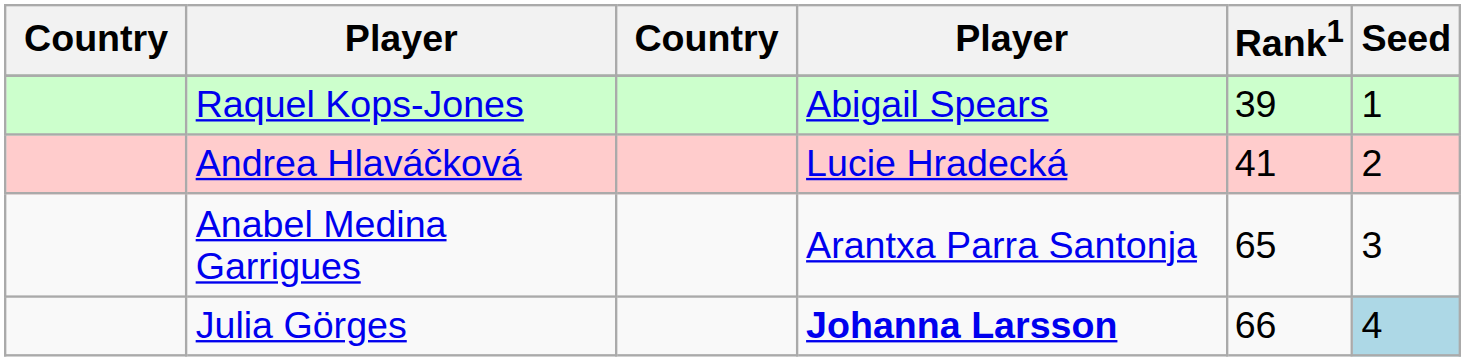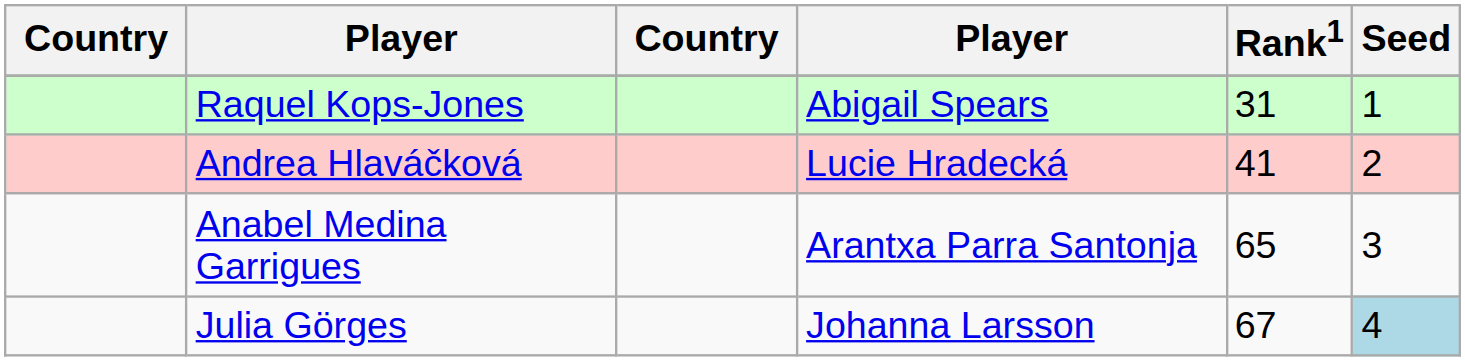(1256, 104) 39 -> (1256, 104) 31
(962, 325) bold -> (950, 325) normal
(1256, 325) 66 -> (1256, 325) 67
